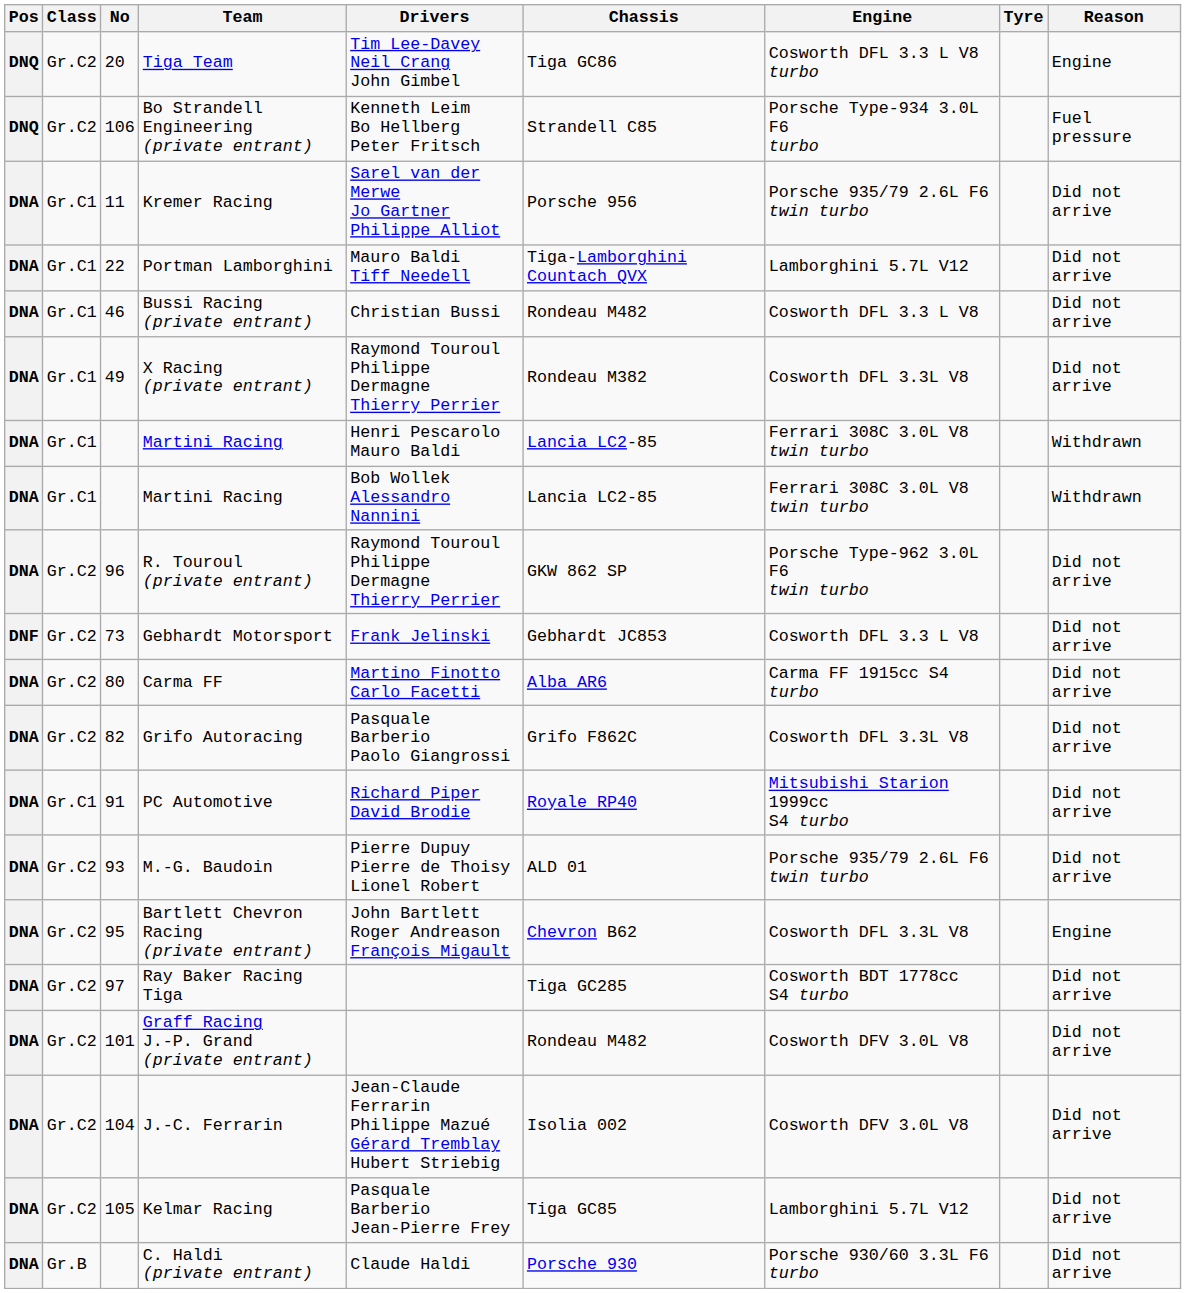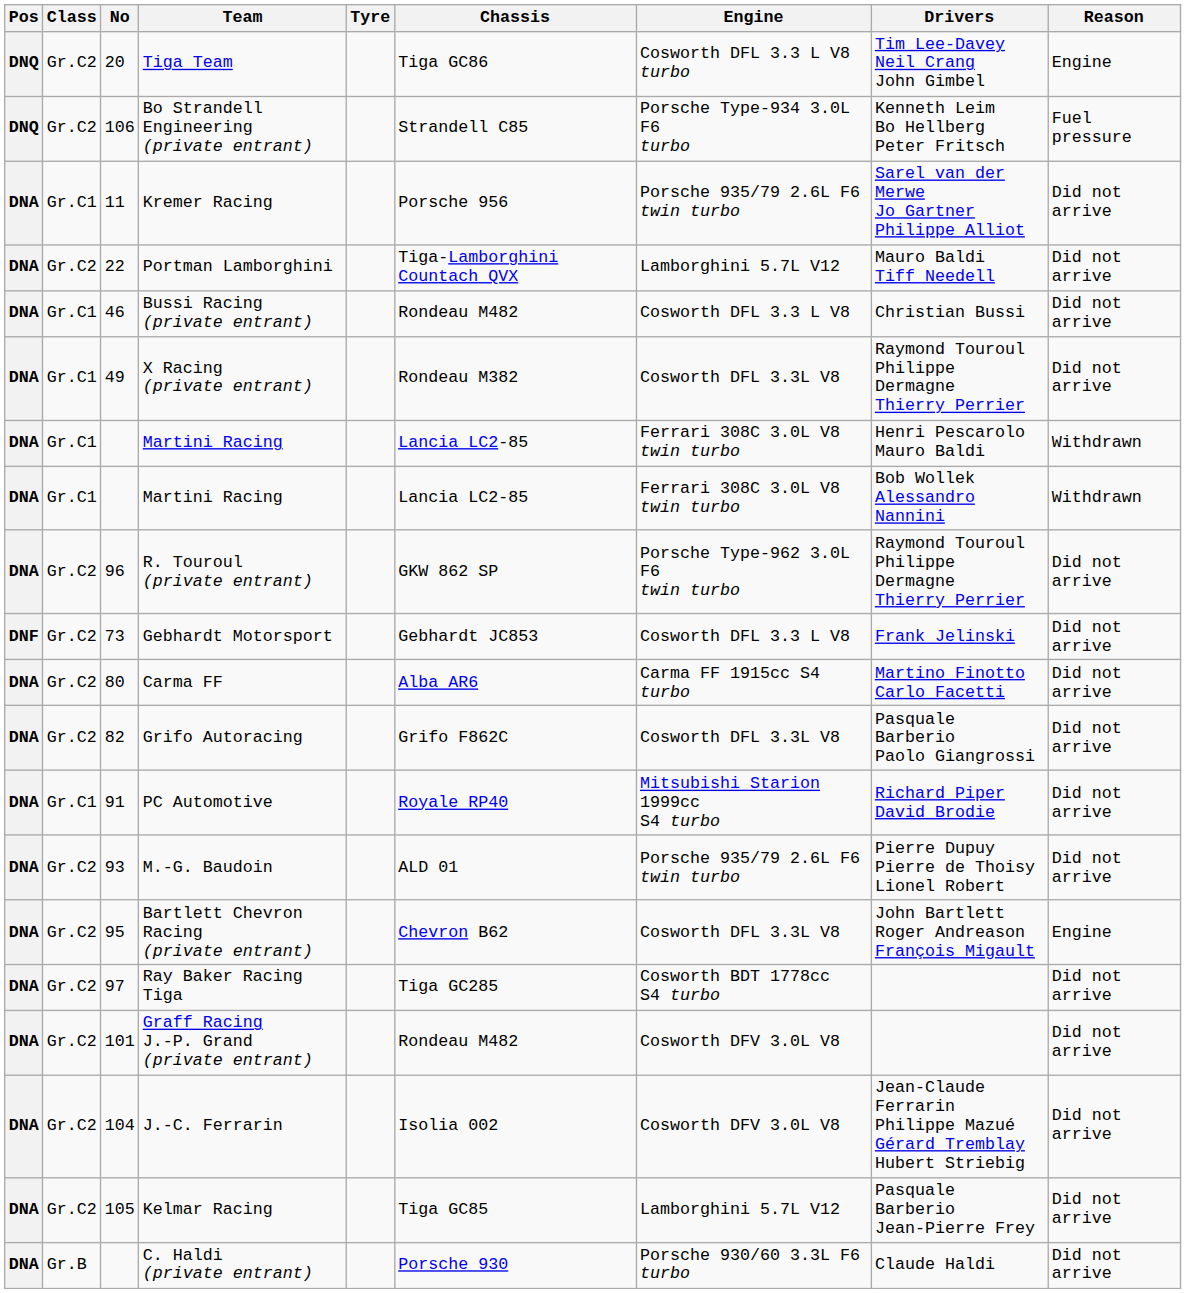columns swapped: (435, 18) <-> (1024, 18)
(72, 268) Gr.C1 -> (72, 268) Gr.C2
